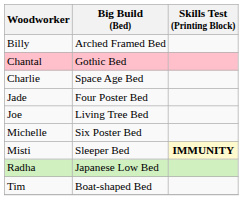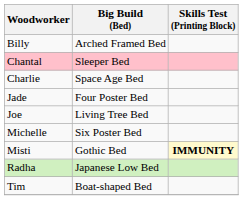(101, 61) Gothic Bed -> (102, 61) Sleeper Bed
(102, 150) Sleeper Bed -> (101, 150) Gothic Bed
